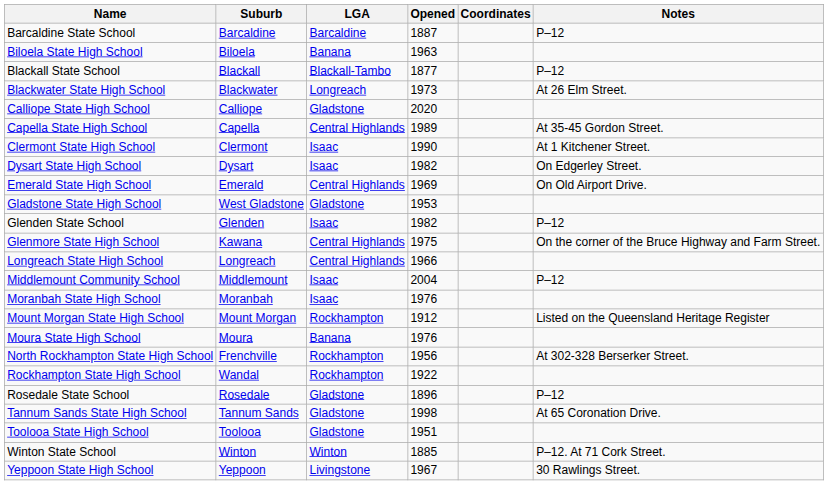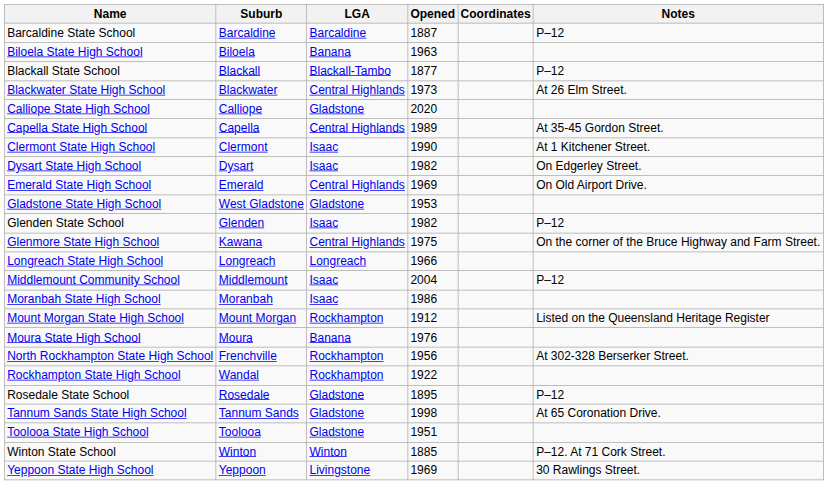(338, 90) Longreach -> (357, 90) Central Highlands
(357, 261) Central Highlands -> (338, 261) Longreach
(424, 299) 1976 -> (424, 299) 1986
(424, 394) 1896 -> (424, 394) 1895
(424, 470) 1967 -> (424, 470) 1969
